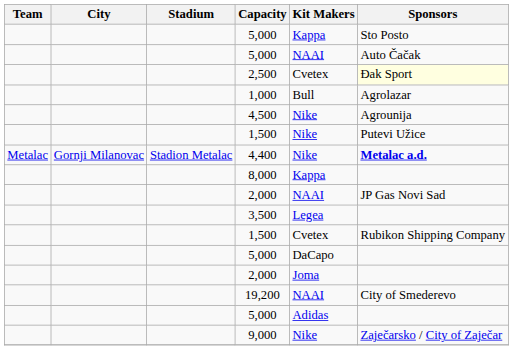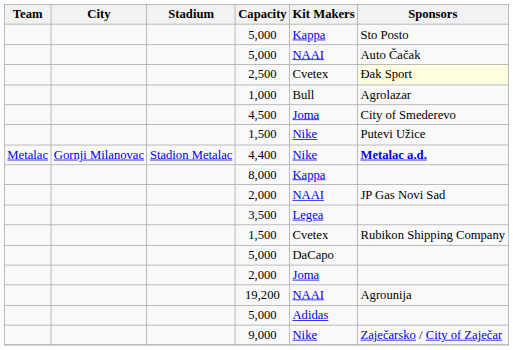(305, 114) Nike -> (306, 114) Joma
(386, 114) Agrounija -> (408, 114) City of Smederevo
(408, 295) City of Smederevo -> (386, 295) Agrounija
